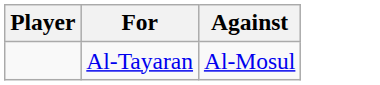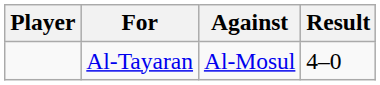+ column: (338, 23)
